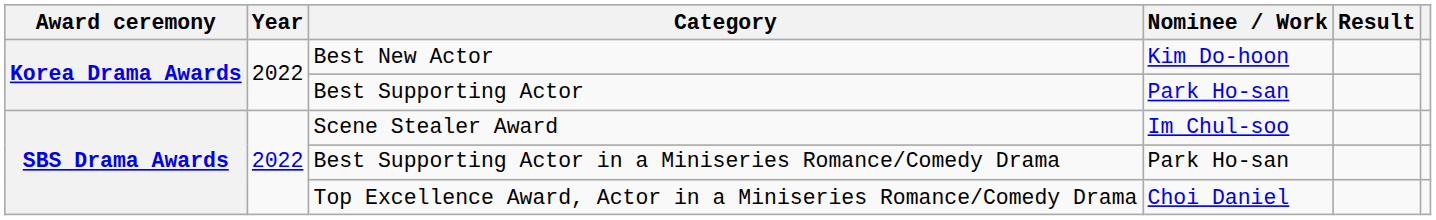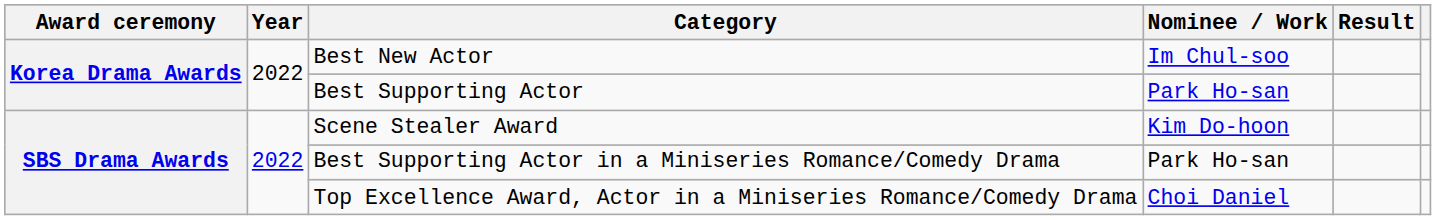(1218, 57) Kim Do-hoon -> (1218, 57) Im Chul-soo
(1218, 127) Im Chul-soo -> (1218, 127) Kim Do-hoon
